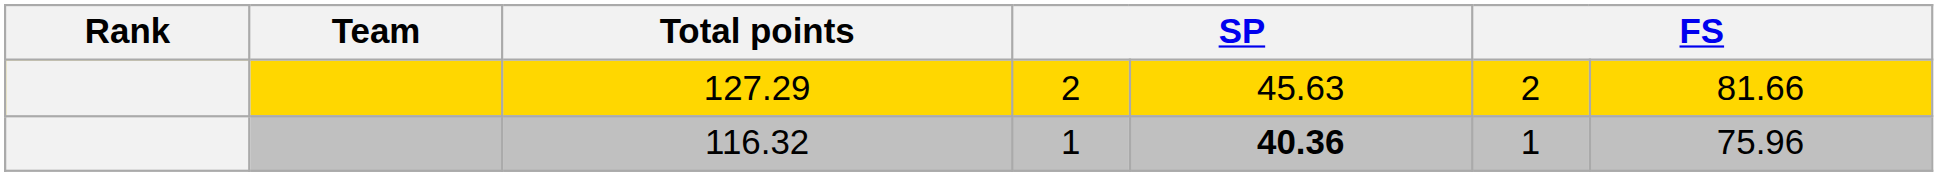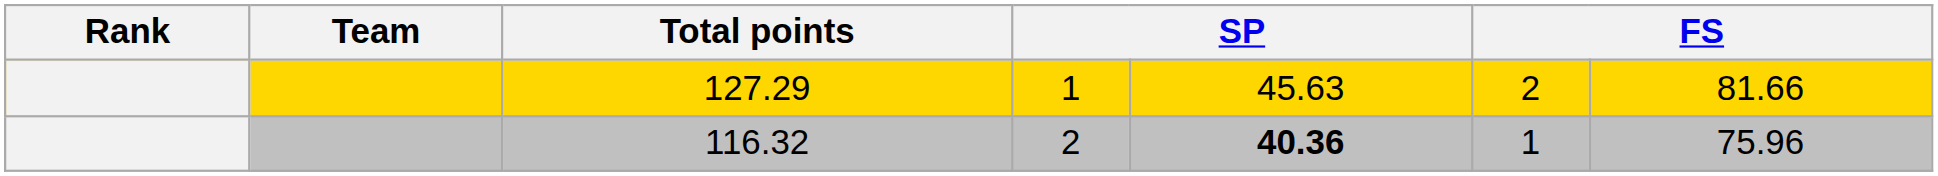(1071, 87) 2 -> (1071, 87) 1
(1071, 142) 1 -> (1071, 142) 2
